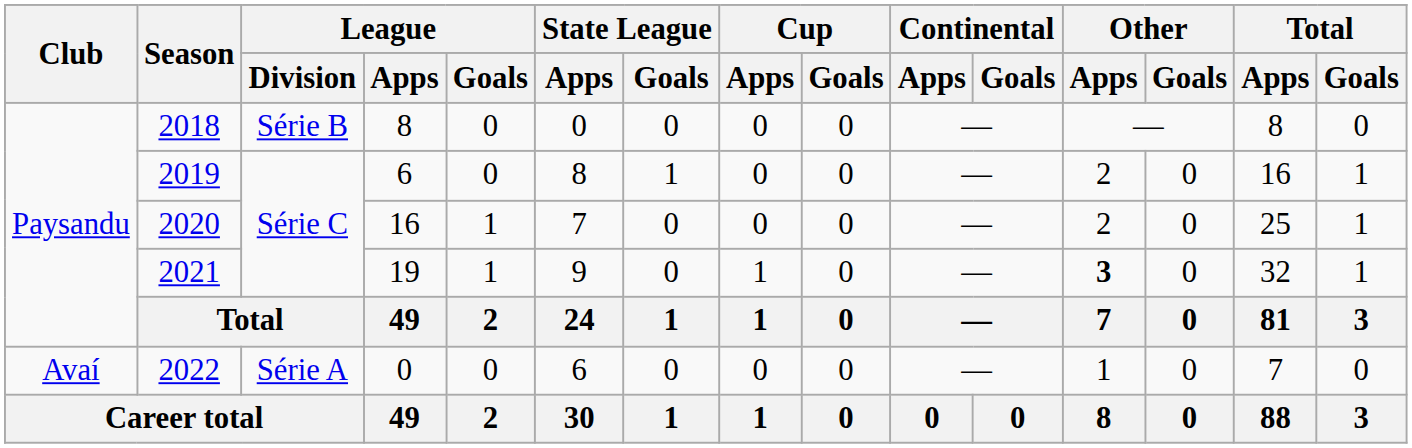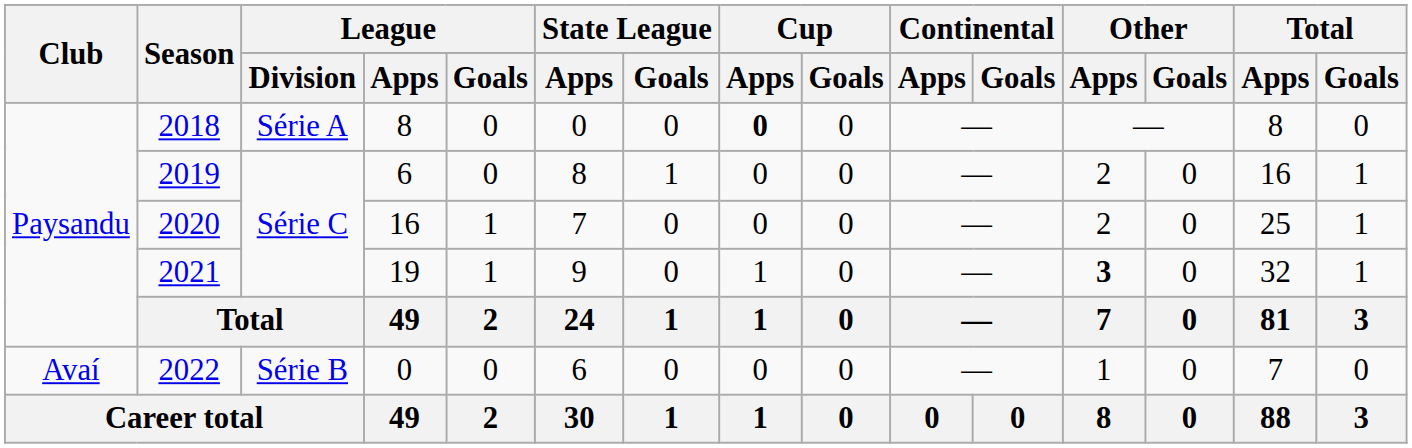(302, 126) Série B -> (302, 126) Série A
(760, 126) normal -> (760, 126) bold
(302, 369) Série A -> (302, 369) Série B
